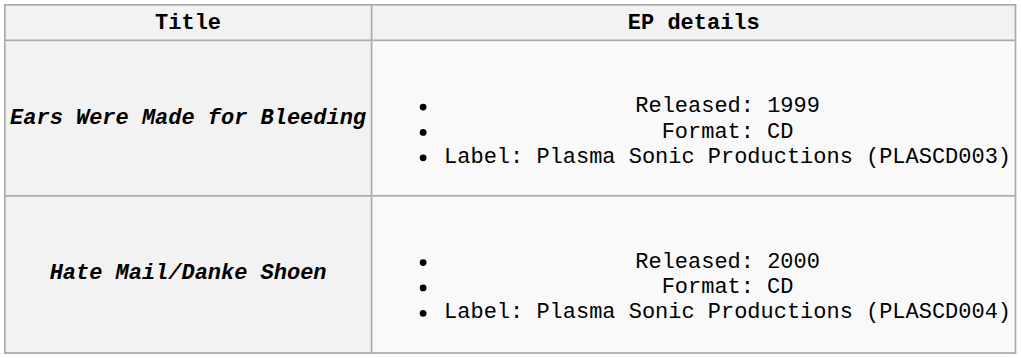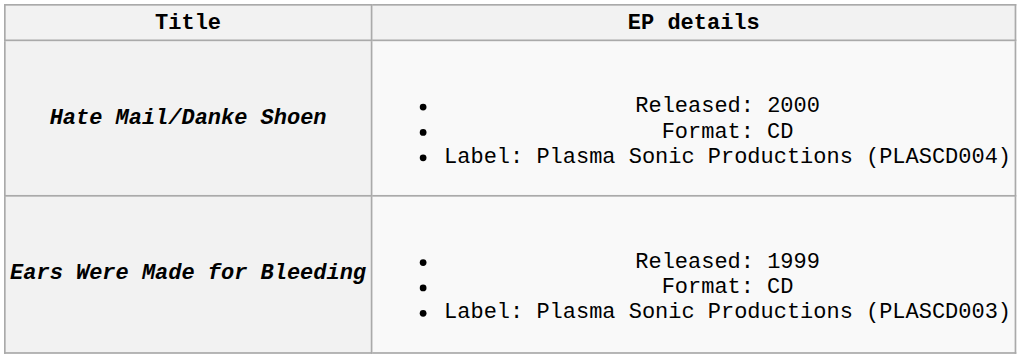rows swapped: (188, 119) <-> (188, 274)
